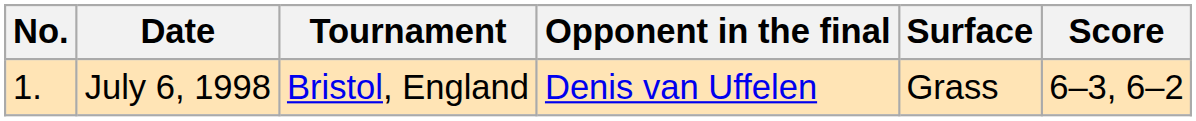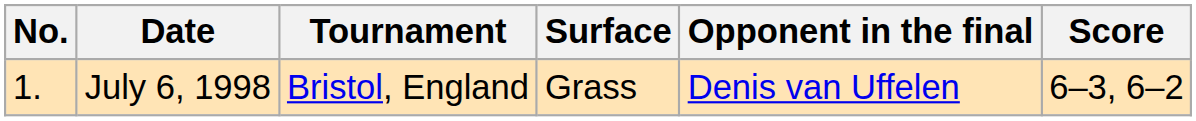columns swapped: (970, 31) <-> (718, 31)
